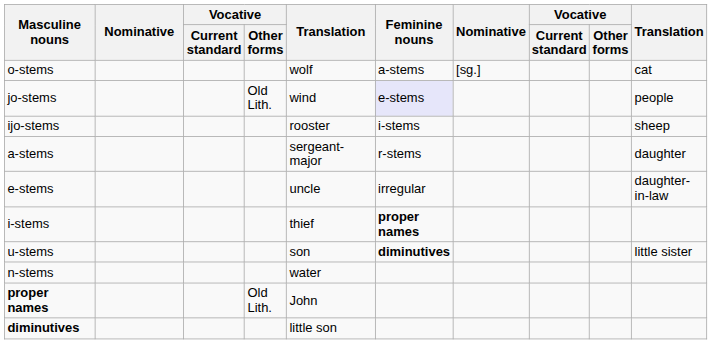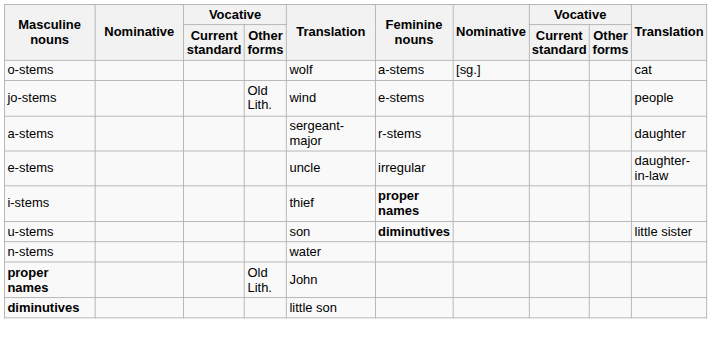(401, 98) lavender background -> (401, 98) no background
- row: (33, 126)
